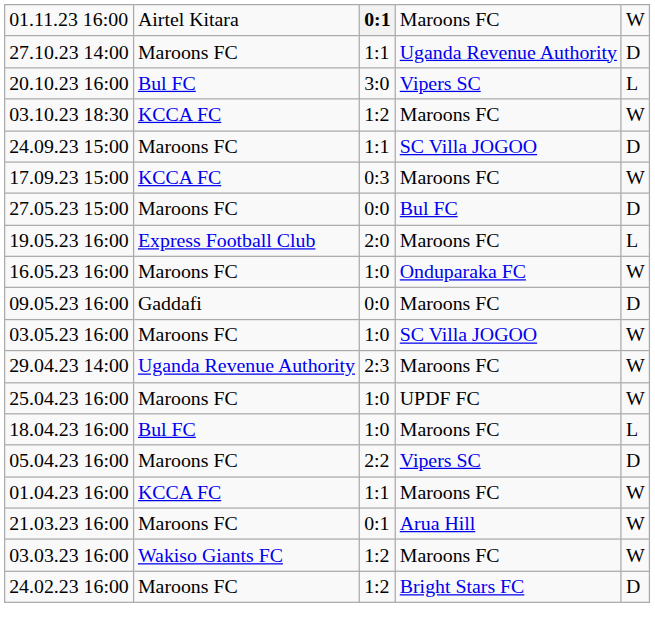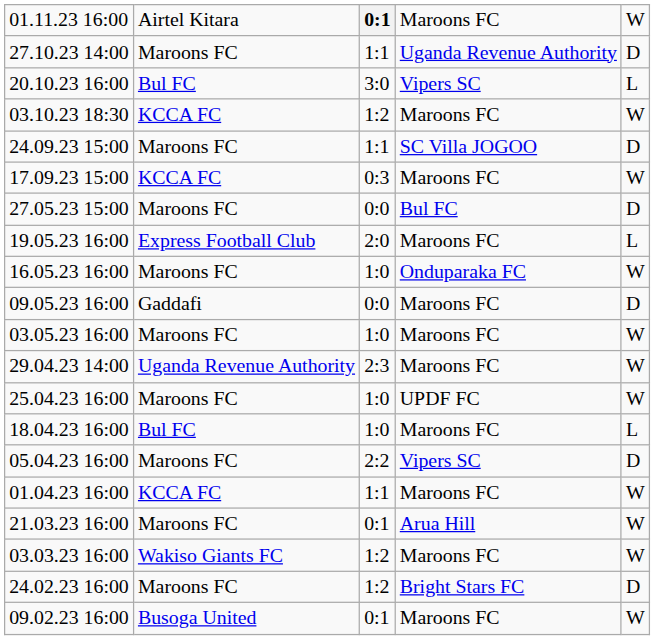(468, 334) SC Villa JOGOO -> (450, 334) Maroons FC
+ row: (69, 618)
